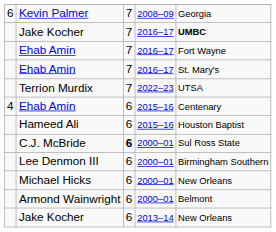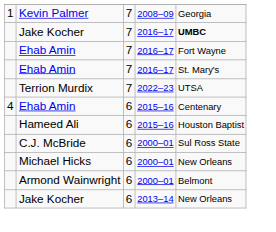(10, 13) 6 -> (10, 13) 1
(129, 143) bold -> (129, 143) normal
- row: (59, 161)
